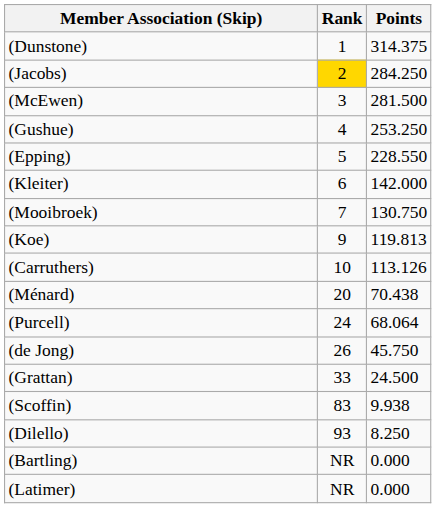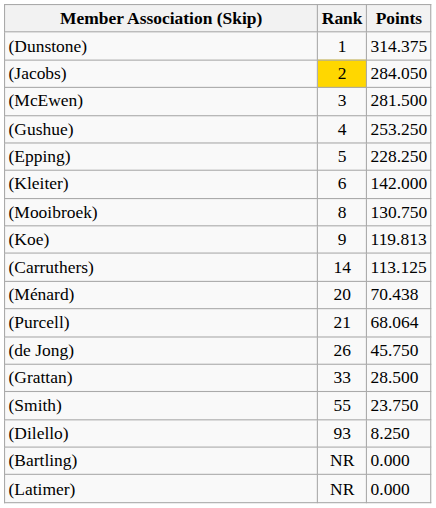(399, 73) 284.250 -> (399, 73) 284.050
(399, 156) 228.550 -> (399, 156) 228.250
(342, 211) 7 -> (342, 211) 8
(342, 267) 10 -> (342, 267) 14
(399, 267) 113.126 -> (399, 267) 113.125
(342, 322) 24 -> (342, 322) 21
(395, 377) 24.500 -> (395, 377) 28.500
+ row: (35, 405)
- row: (40, 405)
